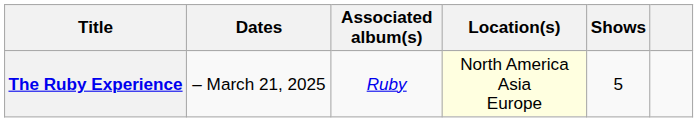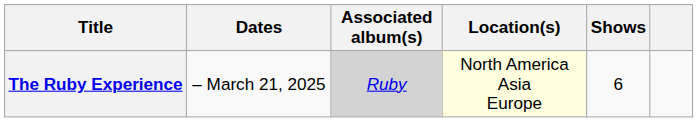(387, 83) no background -> (387, 83) lightgrey background
(618, 83) 5 -> (618, 83) 6
